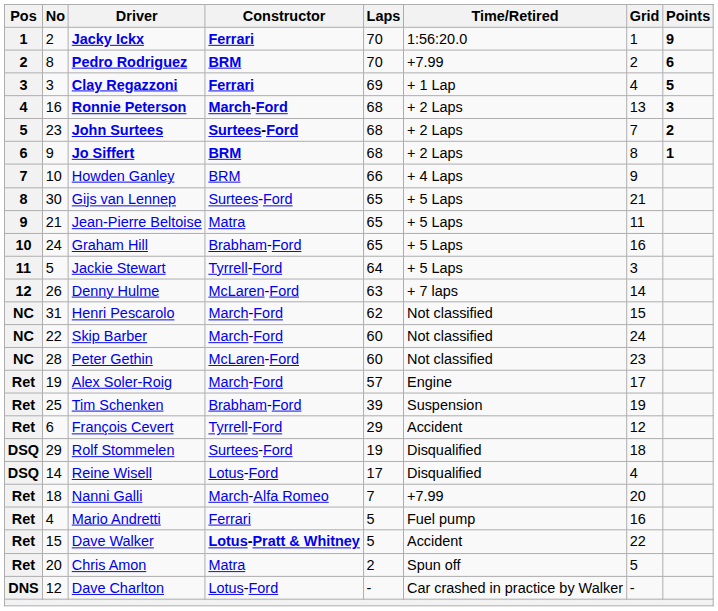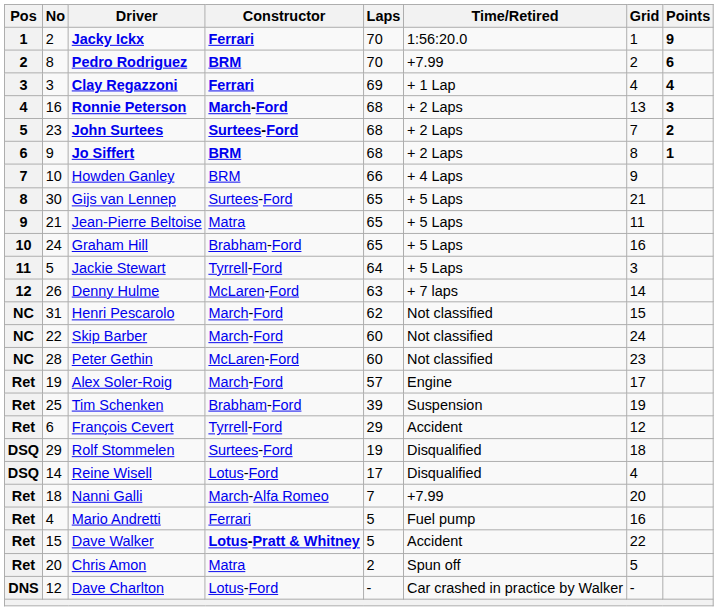(670, 85) 5 -> (670, 85) 4
